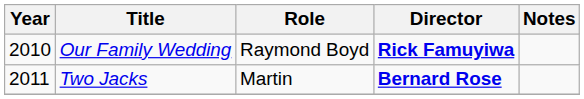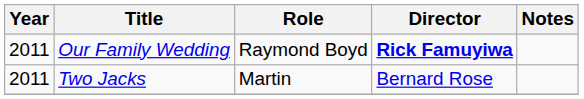(30, 49) 2010 -> (29, 49) 2011
(440, 79) bold -> (435, 79) normal
